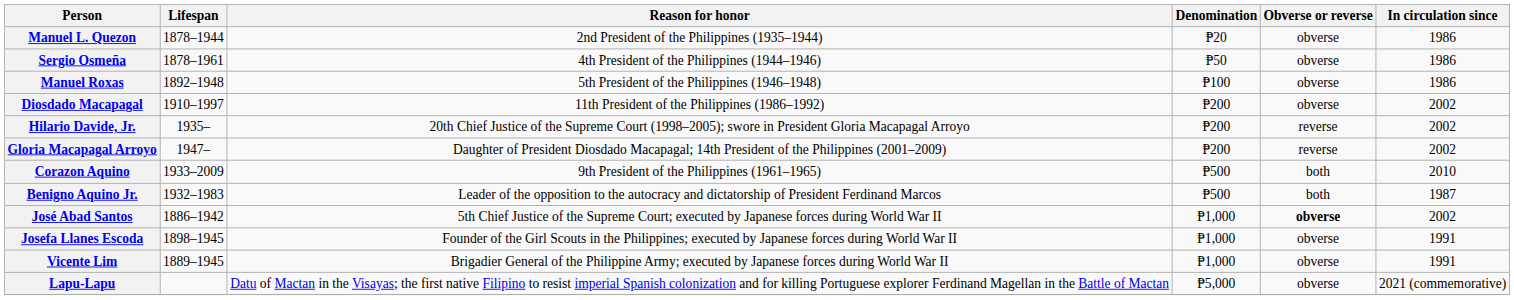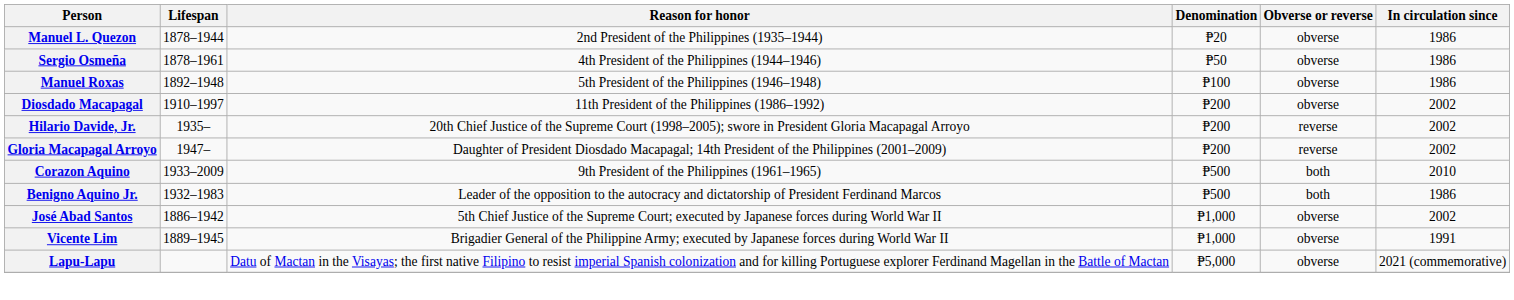(1443, 194) 1987 -> (1443, 194) 1986
(1318, 216) bold -> (1318, 216) normal
- row: (82, 238)
